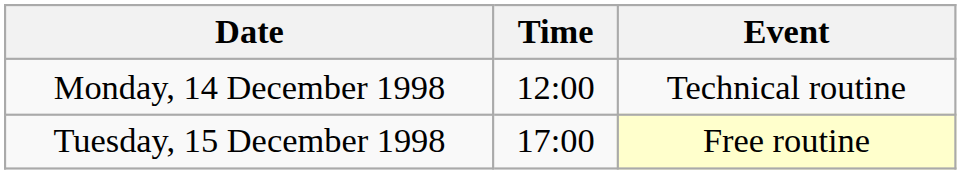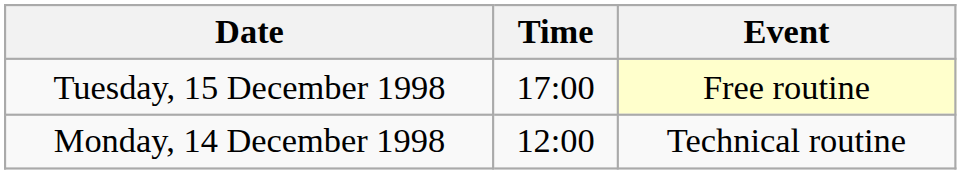rows swapped: (250, 86) <-> (250, 140)
